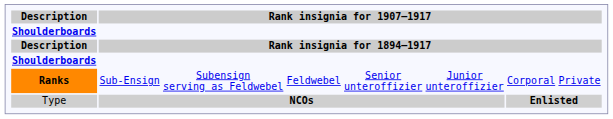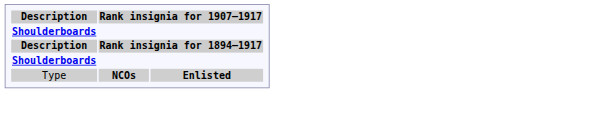- row: (54, 81)
